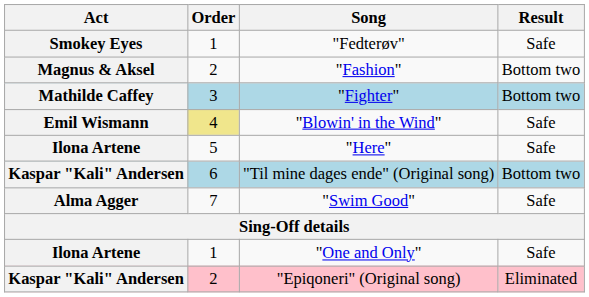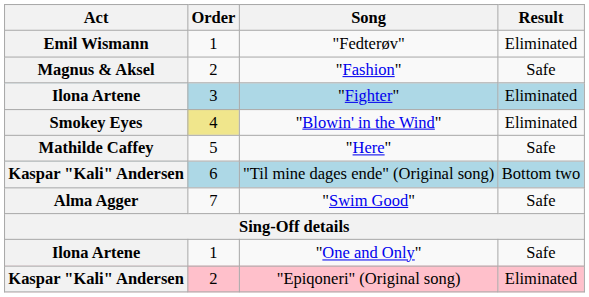(96, 43) Smokey Eyes -> (96, 43) Emil Wismann
(541, 43) Safe -> (541, 43) Eliminated
(541, 69) Bottom two -> (541, 69) Safe
(96, 95) Mathilde Caffey -> (96, 95) Ilona Artene
(541, 95) Bottom two -> (541, 95) Eliminated
(96, 122) Emil Wismann -> (96, 122) Smokey Eyes
(541, 122) Safe -> (541, 122) Eliminated
(96, 148) Ilona Artene -> (96, 148) Mathilde Caffey
